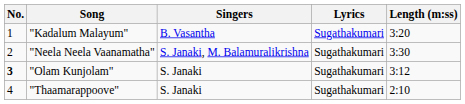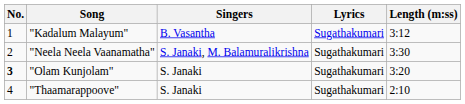(400, 33) 3:20 -> (400, 33) 3:12
(400, 71) 3:12 -> (400, 71) 3:20
